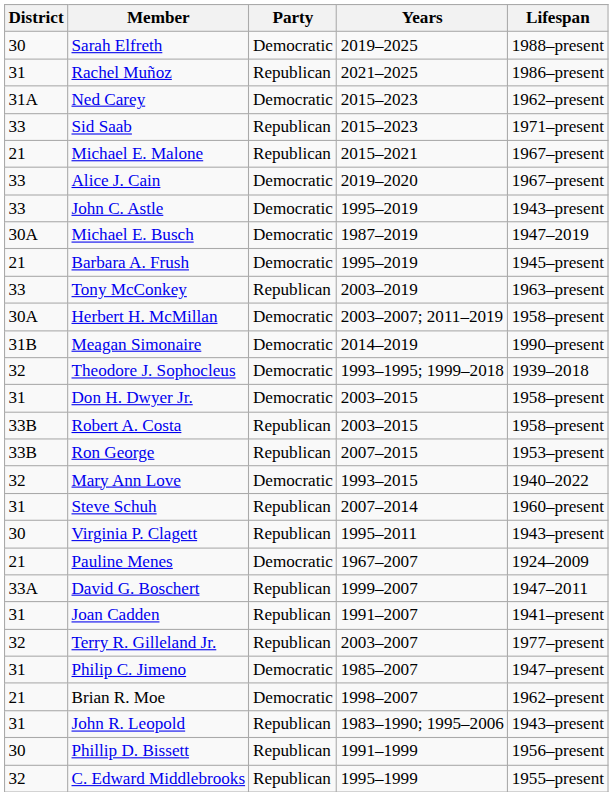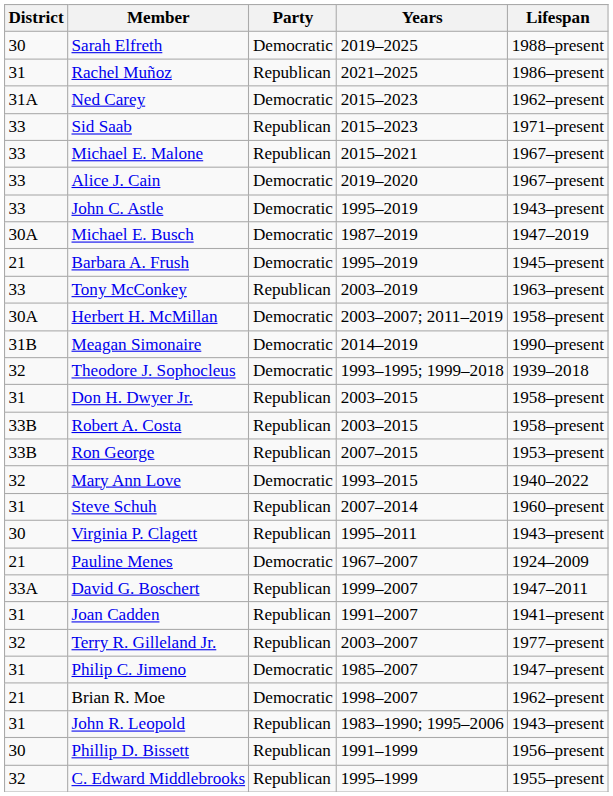(17, 153) 21 -> (17, 153) 33
(293, 398) Democratic -> (292, 398) Republican
